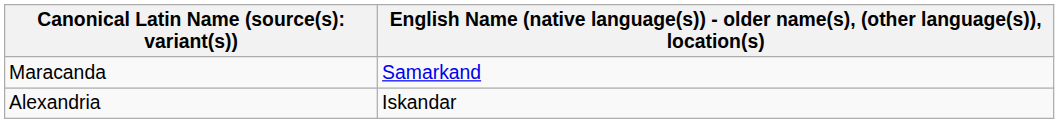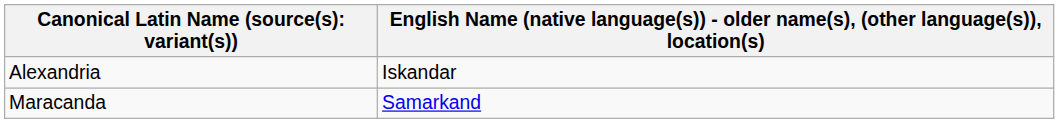rows swapped: (55, 103) <-> (57, 72)
